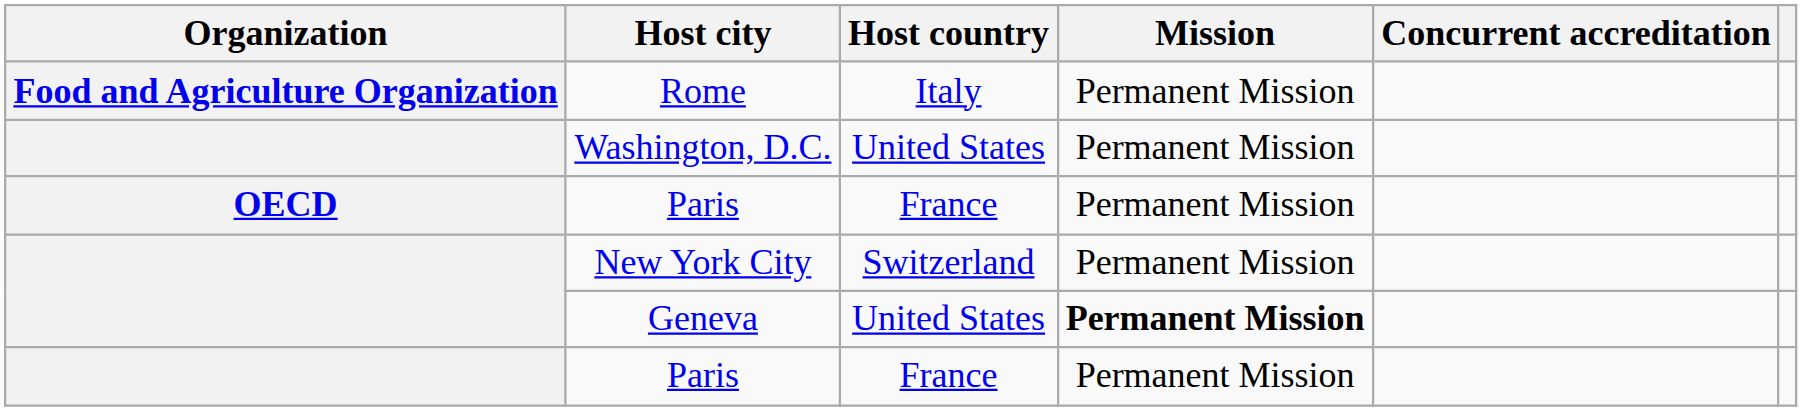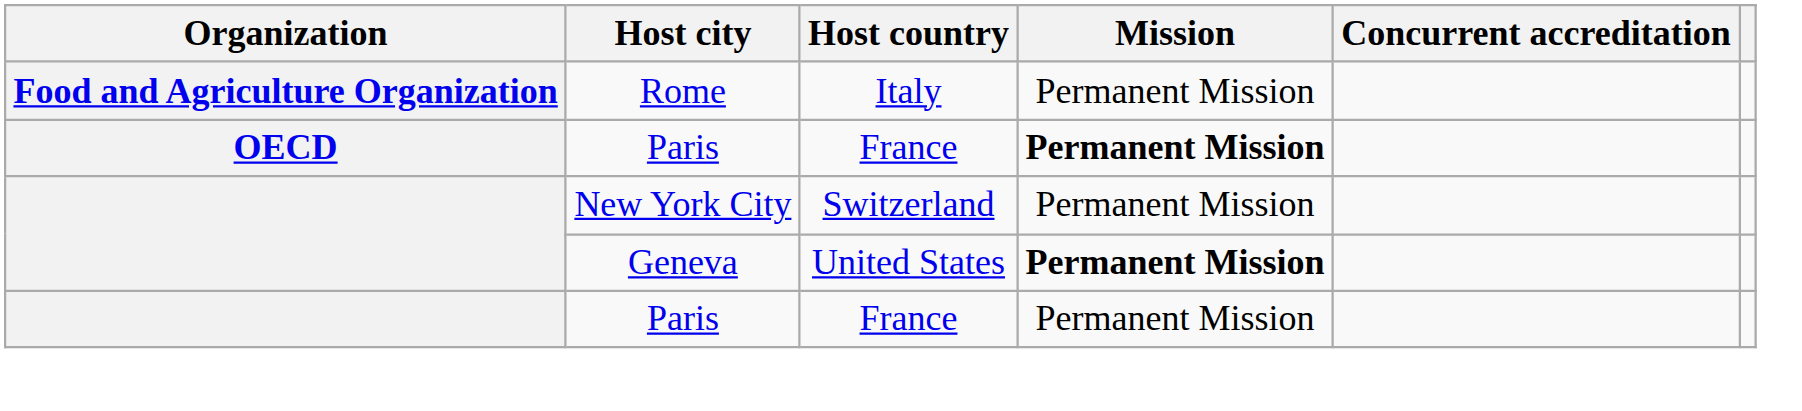- row: (286, 148)
(1215, 204) normal -> (1175, 147) bold
